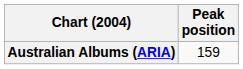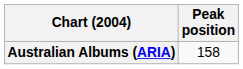(208, 52) 159 -> (208, 52) 158
